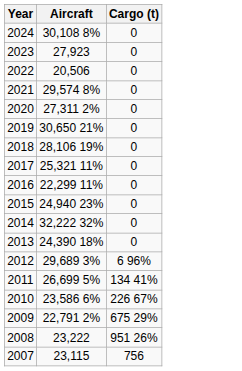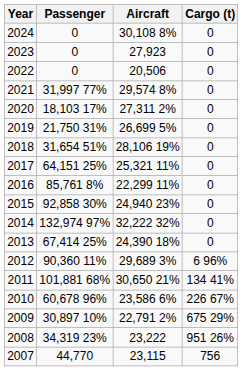+ column: (75, 14)
(71, 128) 30,650 21% -> (148, 128) 26,699 5%
(71, 280) 26,699 5% -> (148, 280) 30,650 21%
